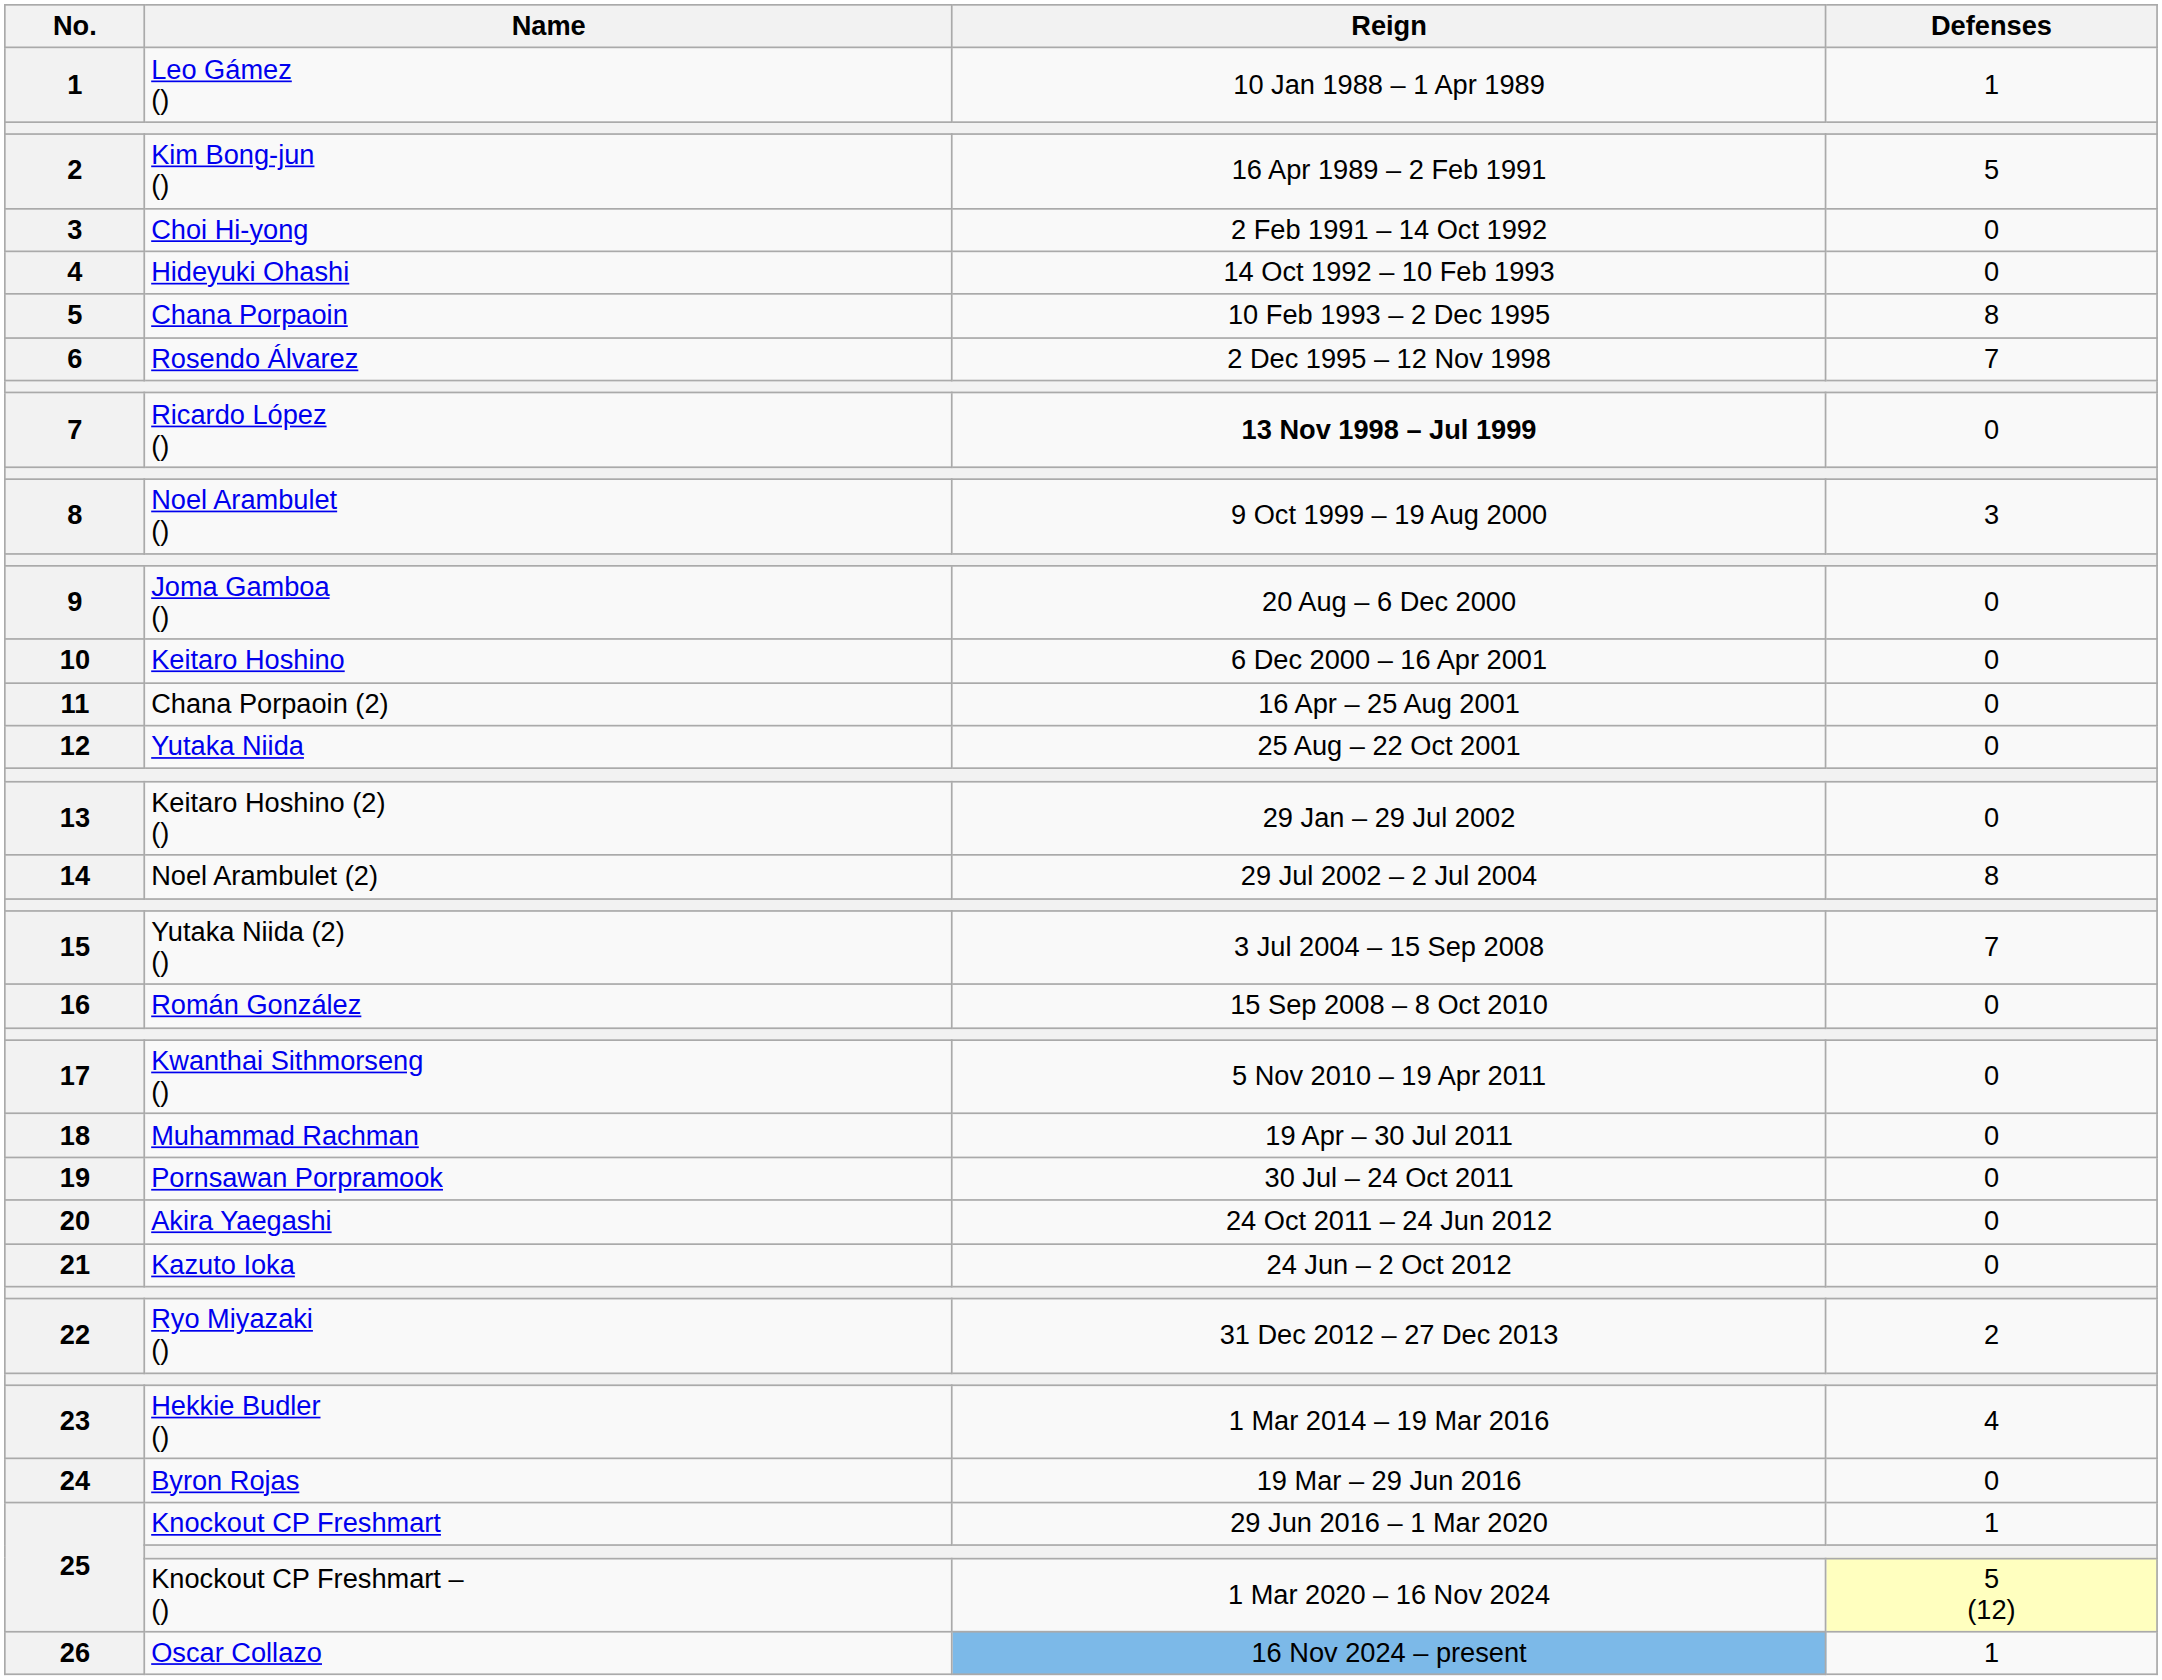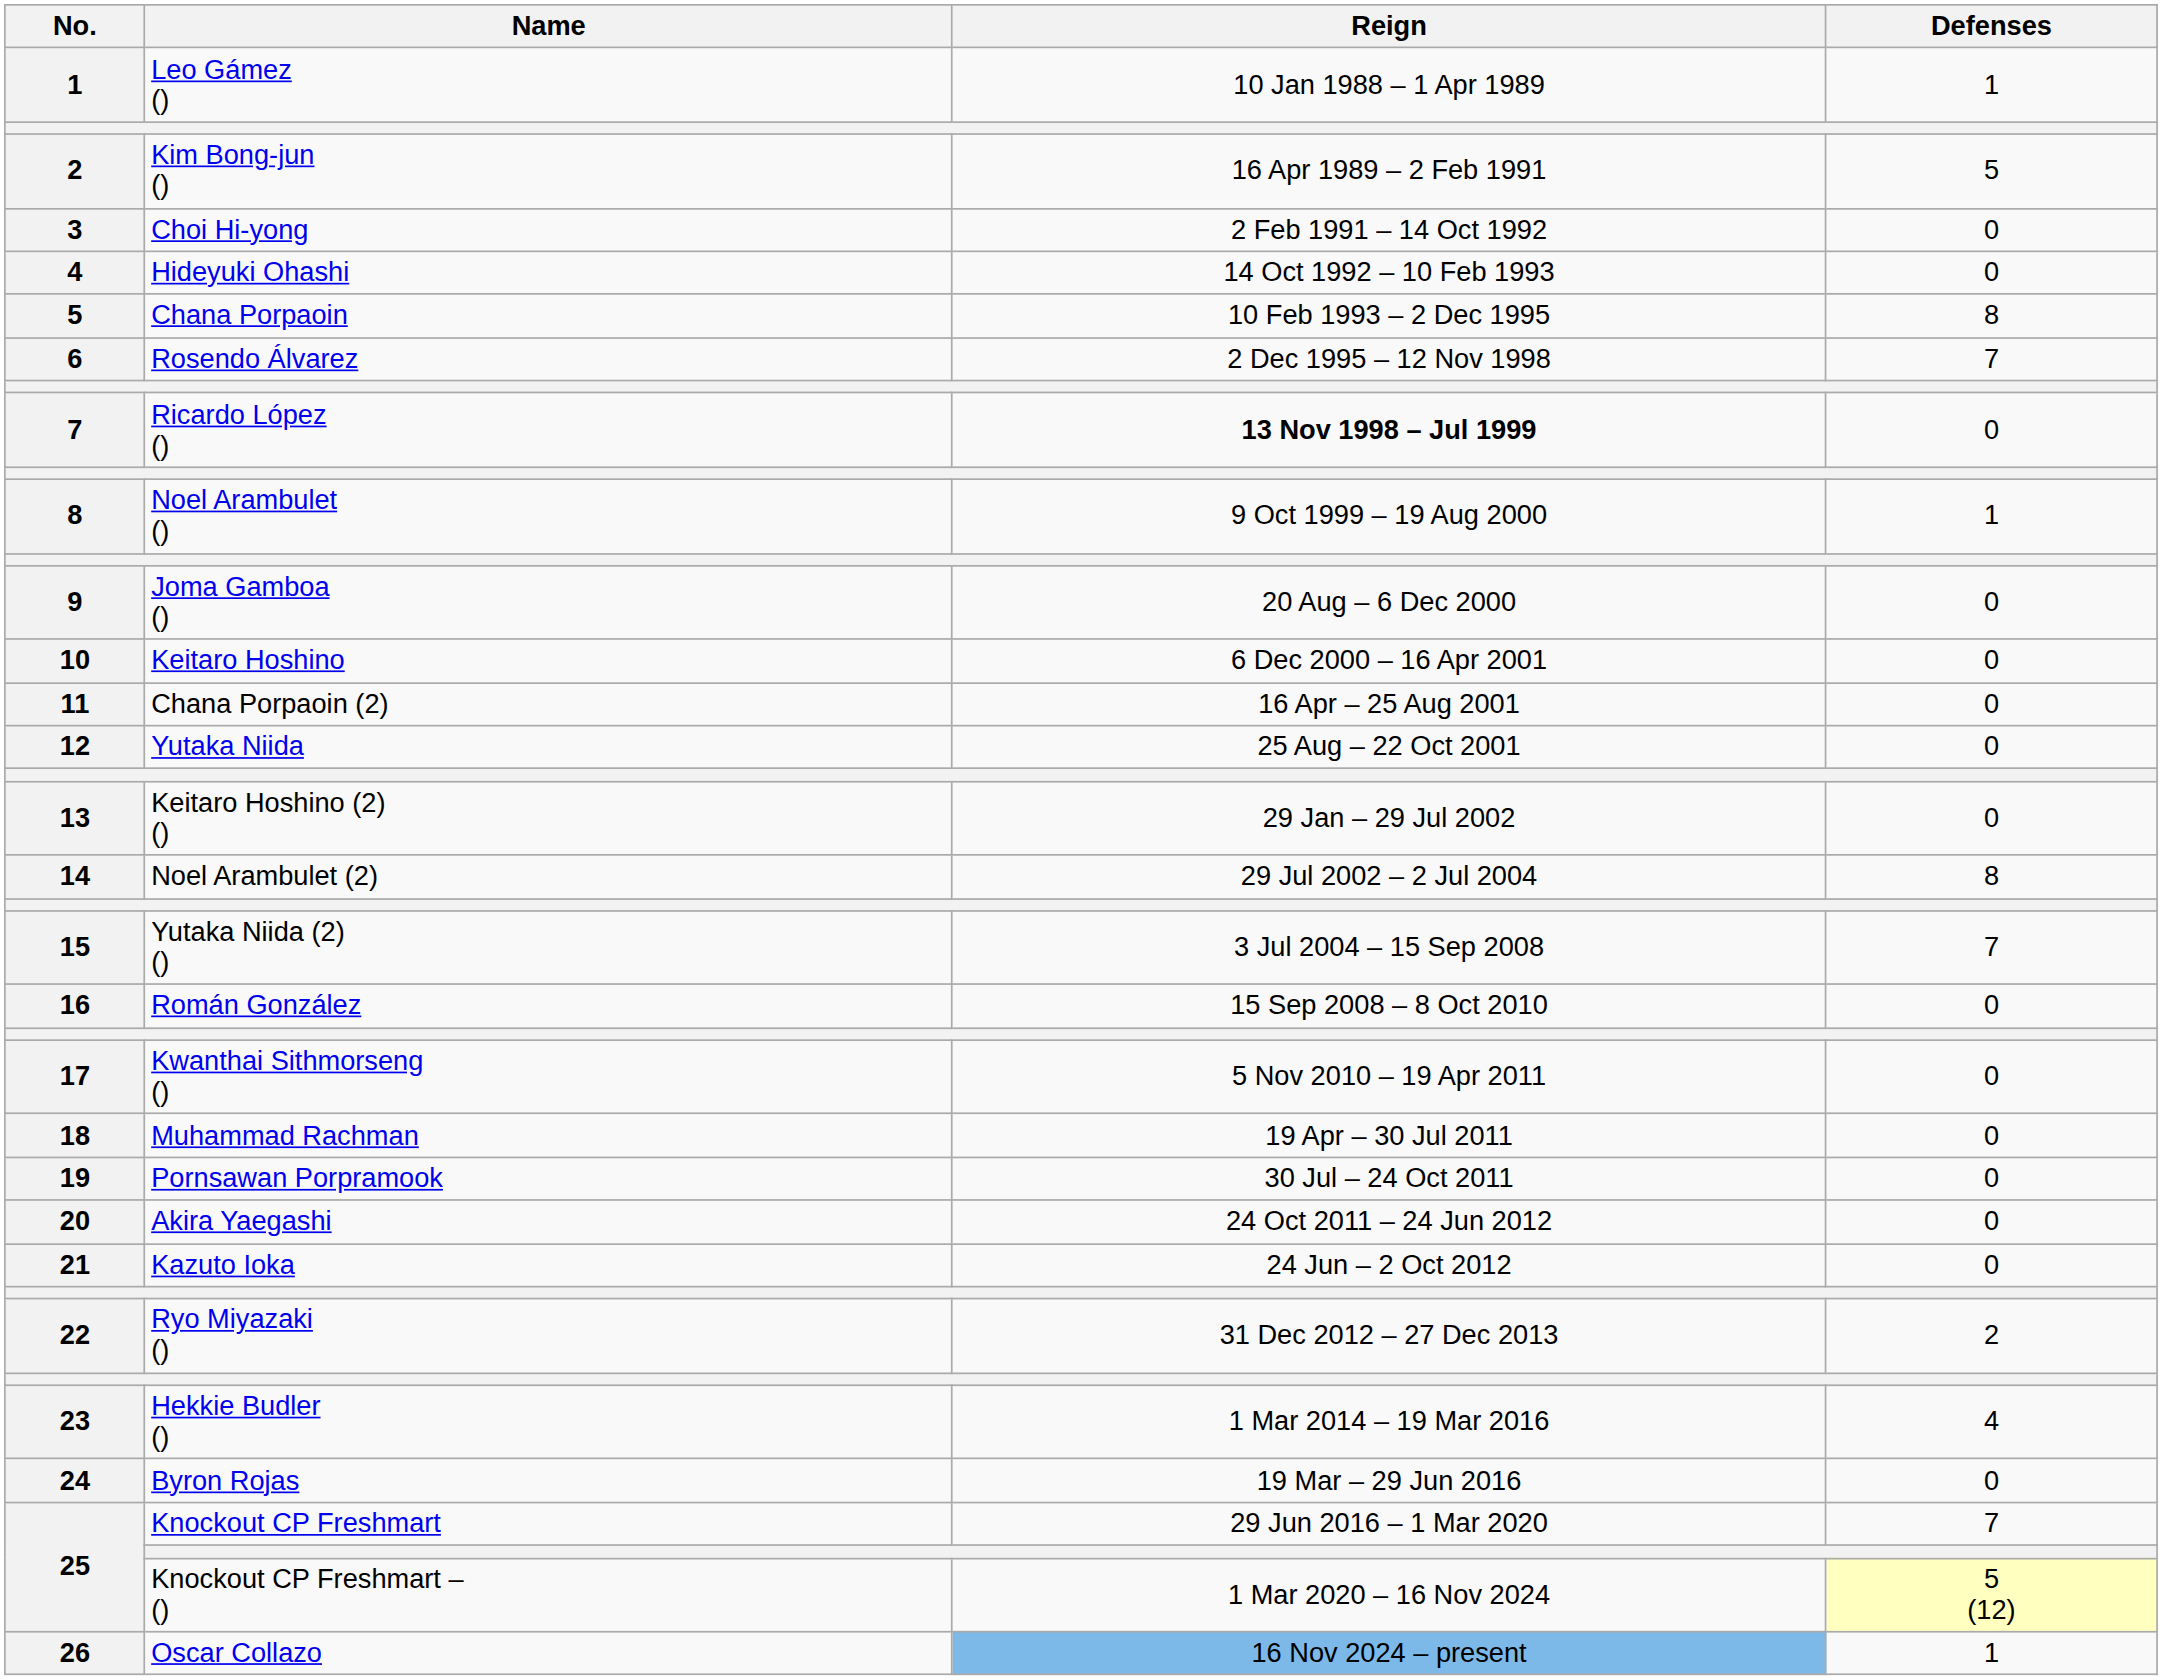(1991, 515) 3 -> (1991, 515) 1
(1991, 1523) 1 -> (1991, 1523) 7
